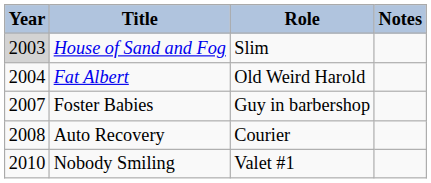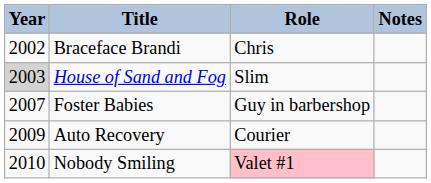+ row: (117, 47)
- row: (91, 76)
(27, 134) 2008 -> (27, 134) 2009
(264, 163) no background -> (264, 163) pink background
